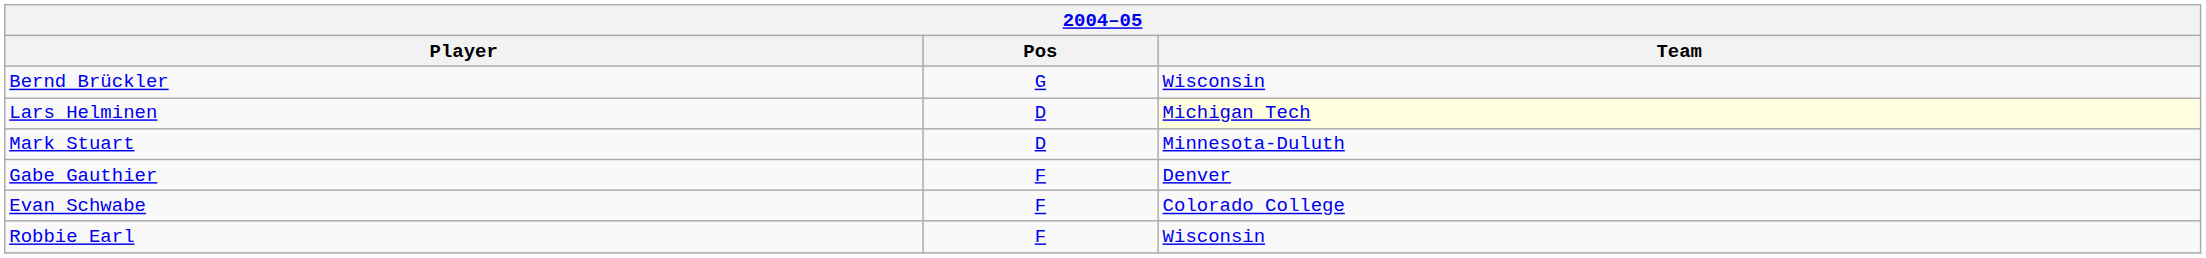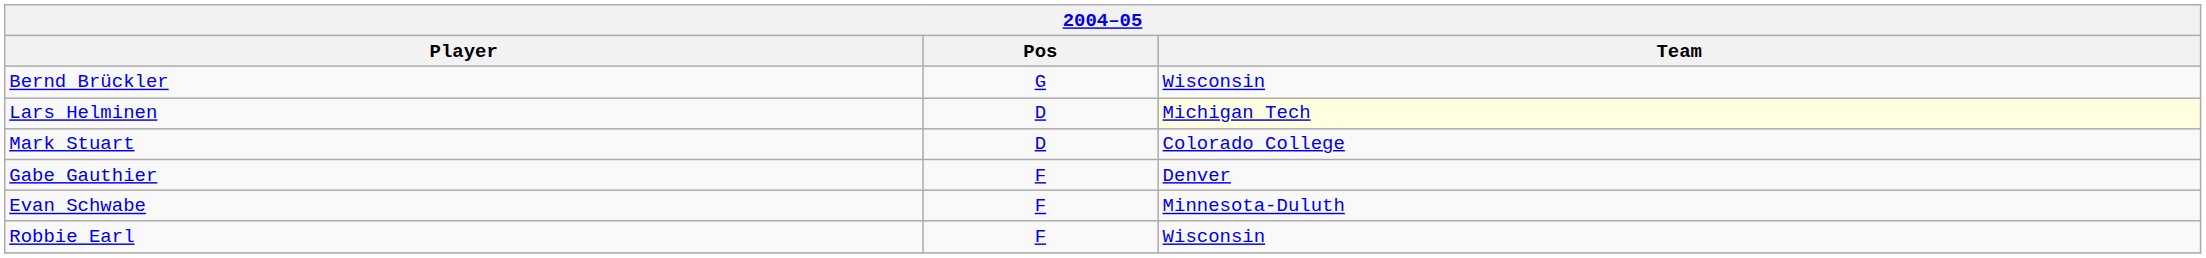(1254, 144) Minnesota-Duluth -> (1254, 144) Colorado College
(1254, 206) Colorado College -> (1254, 206) Minnesota-Duluth
